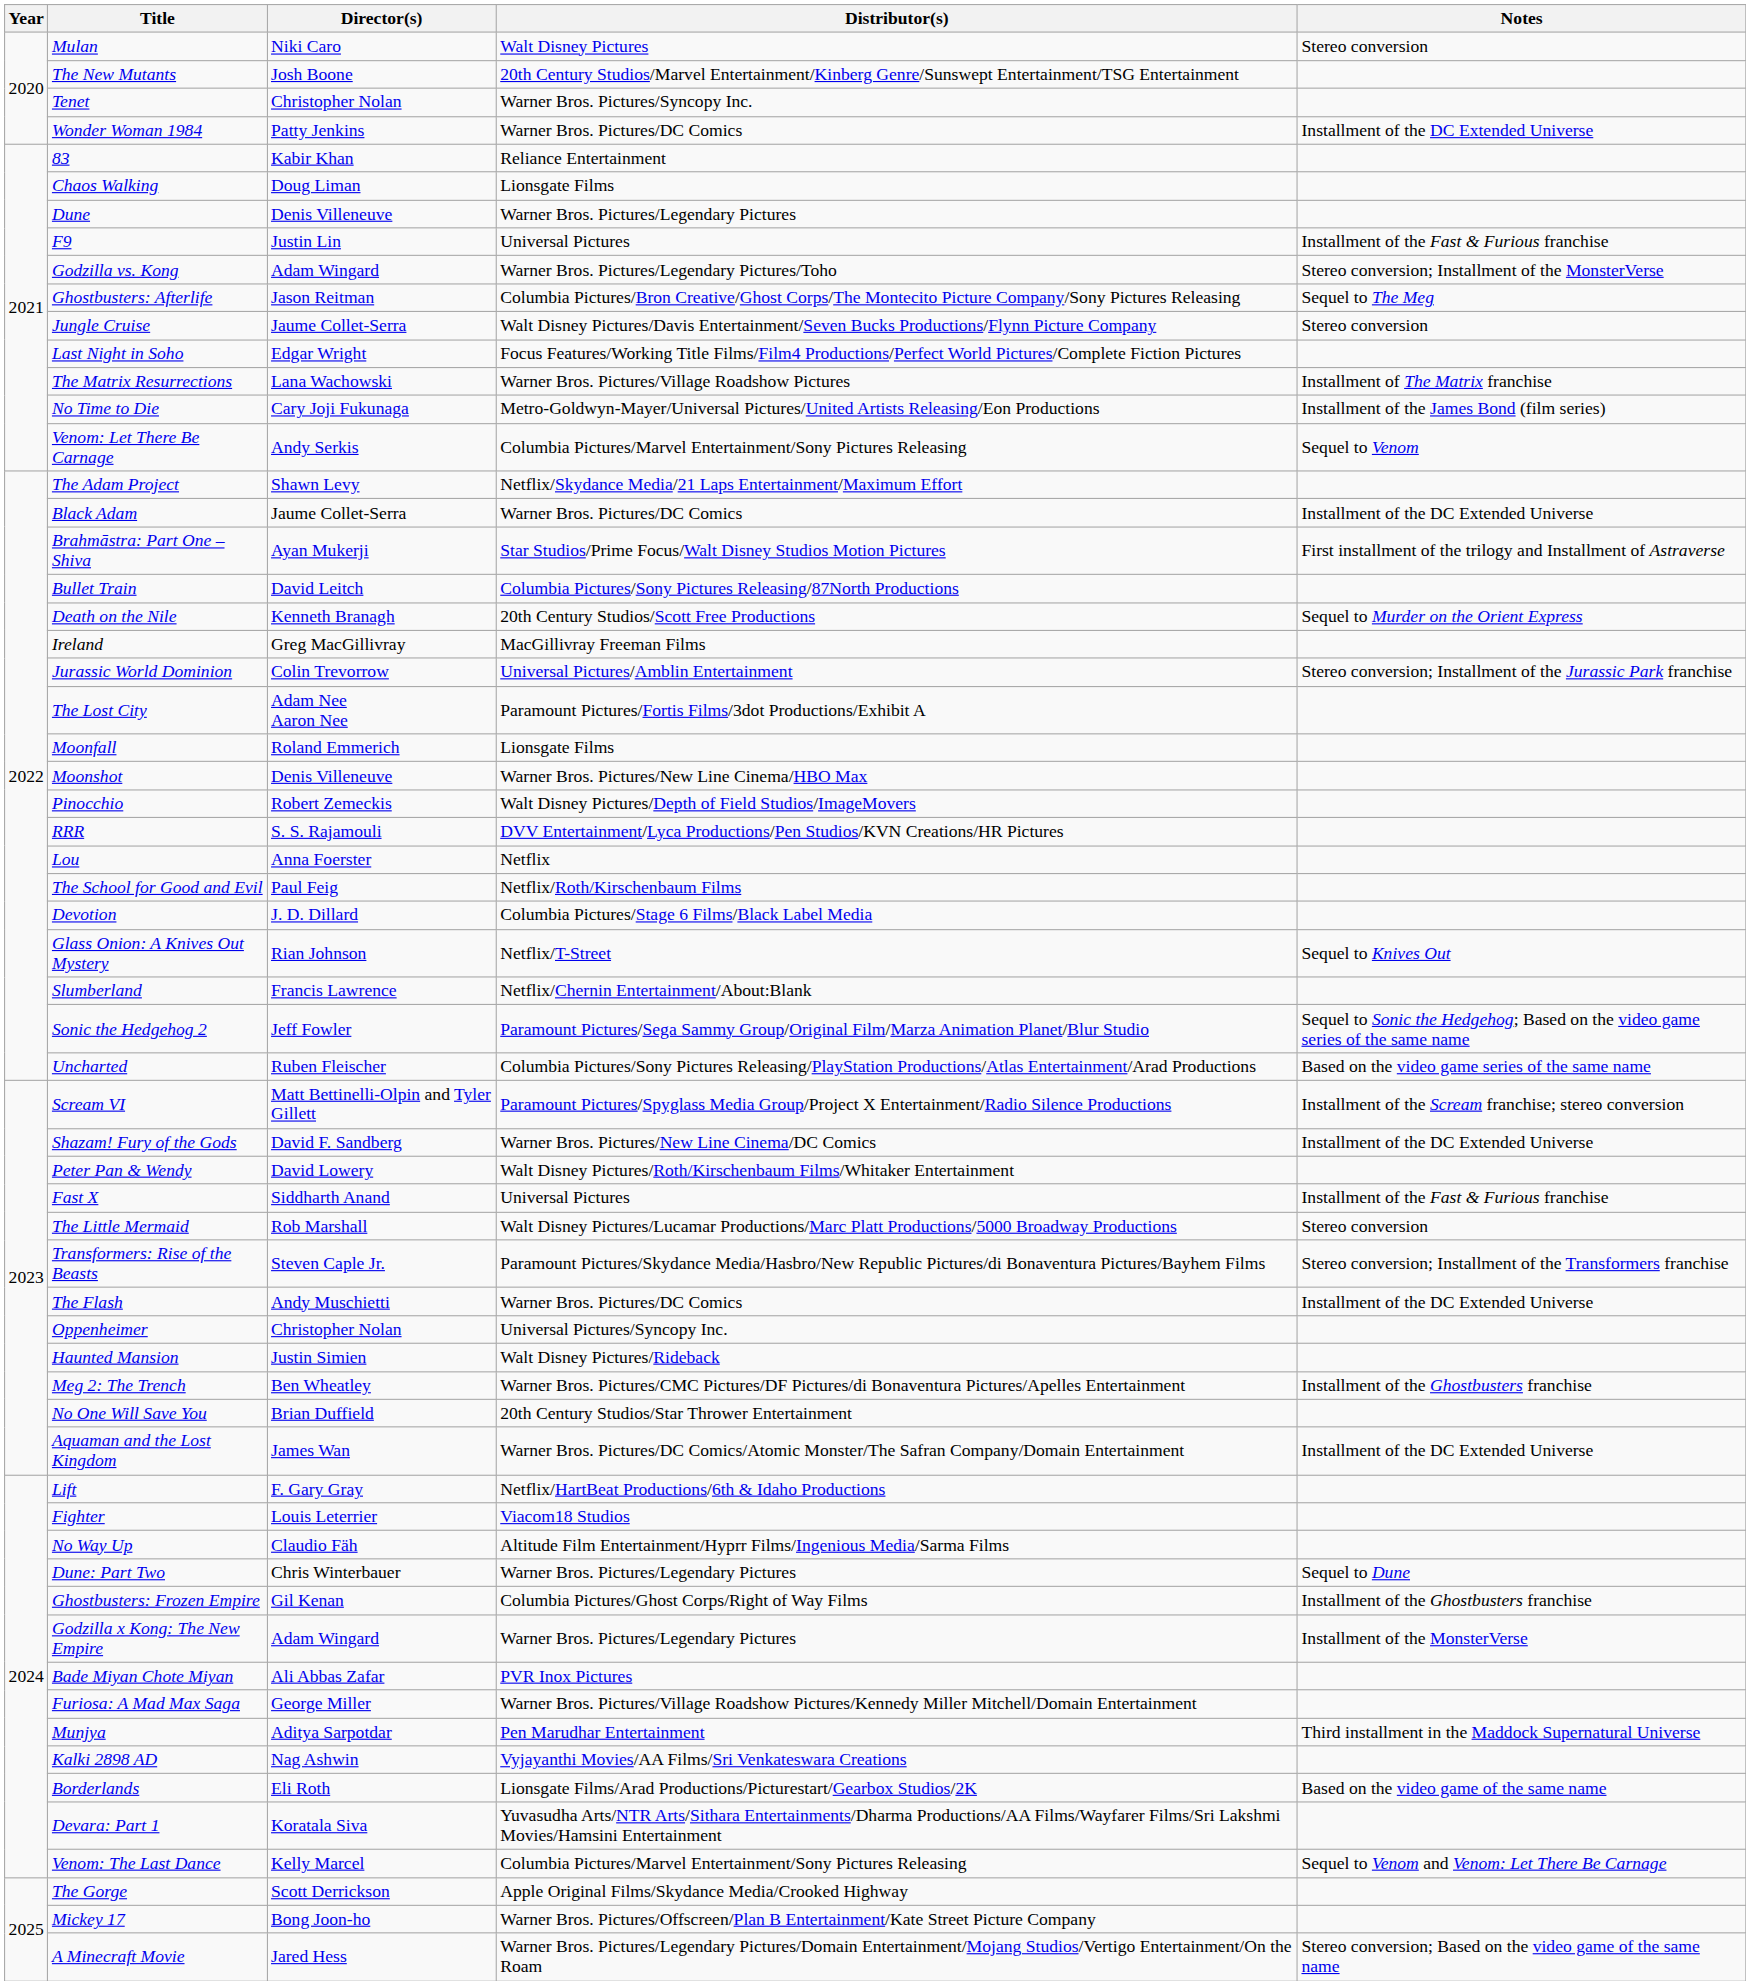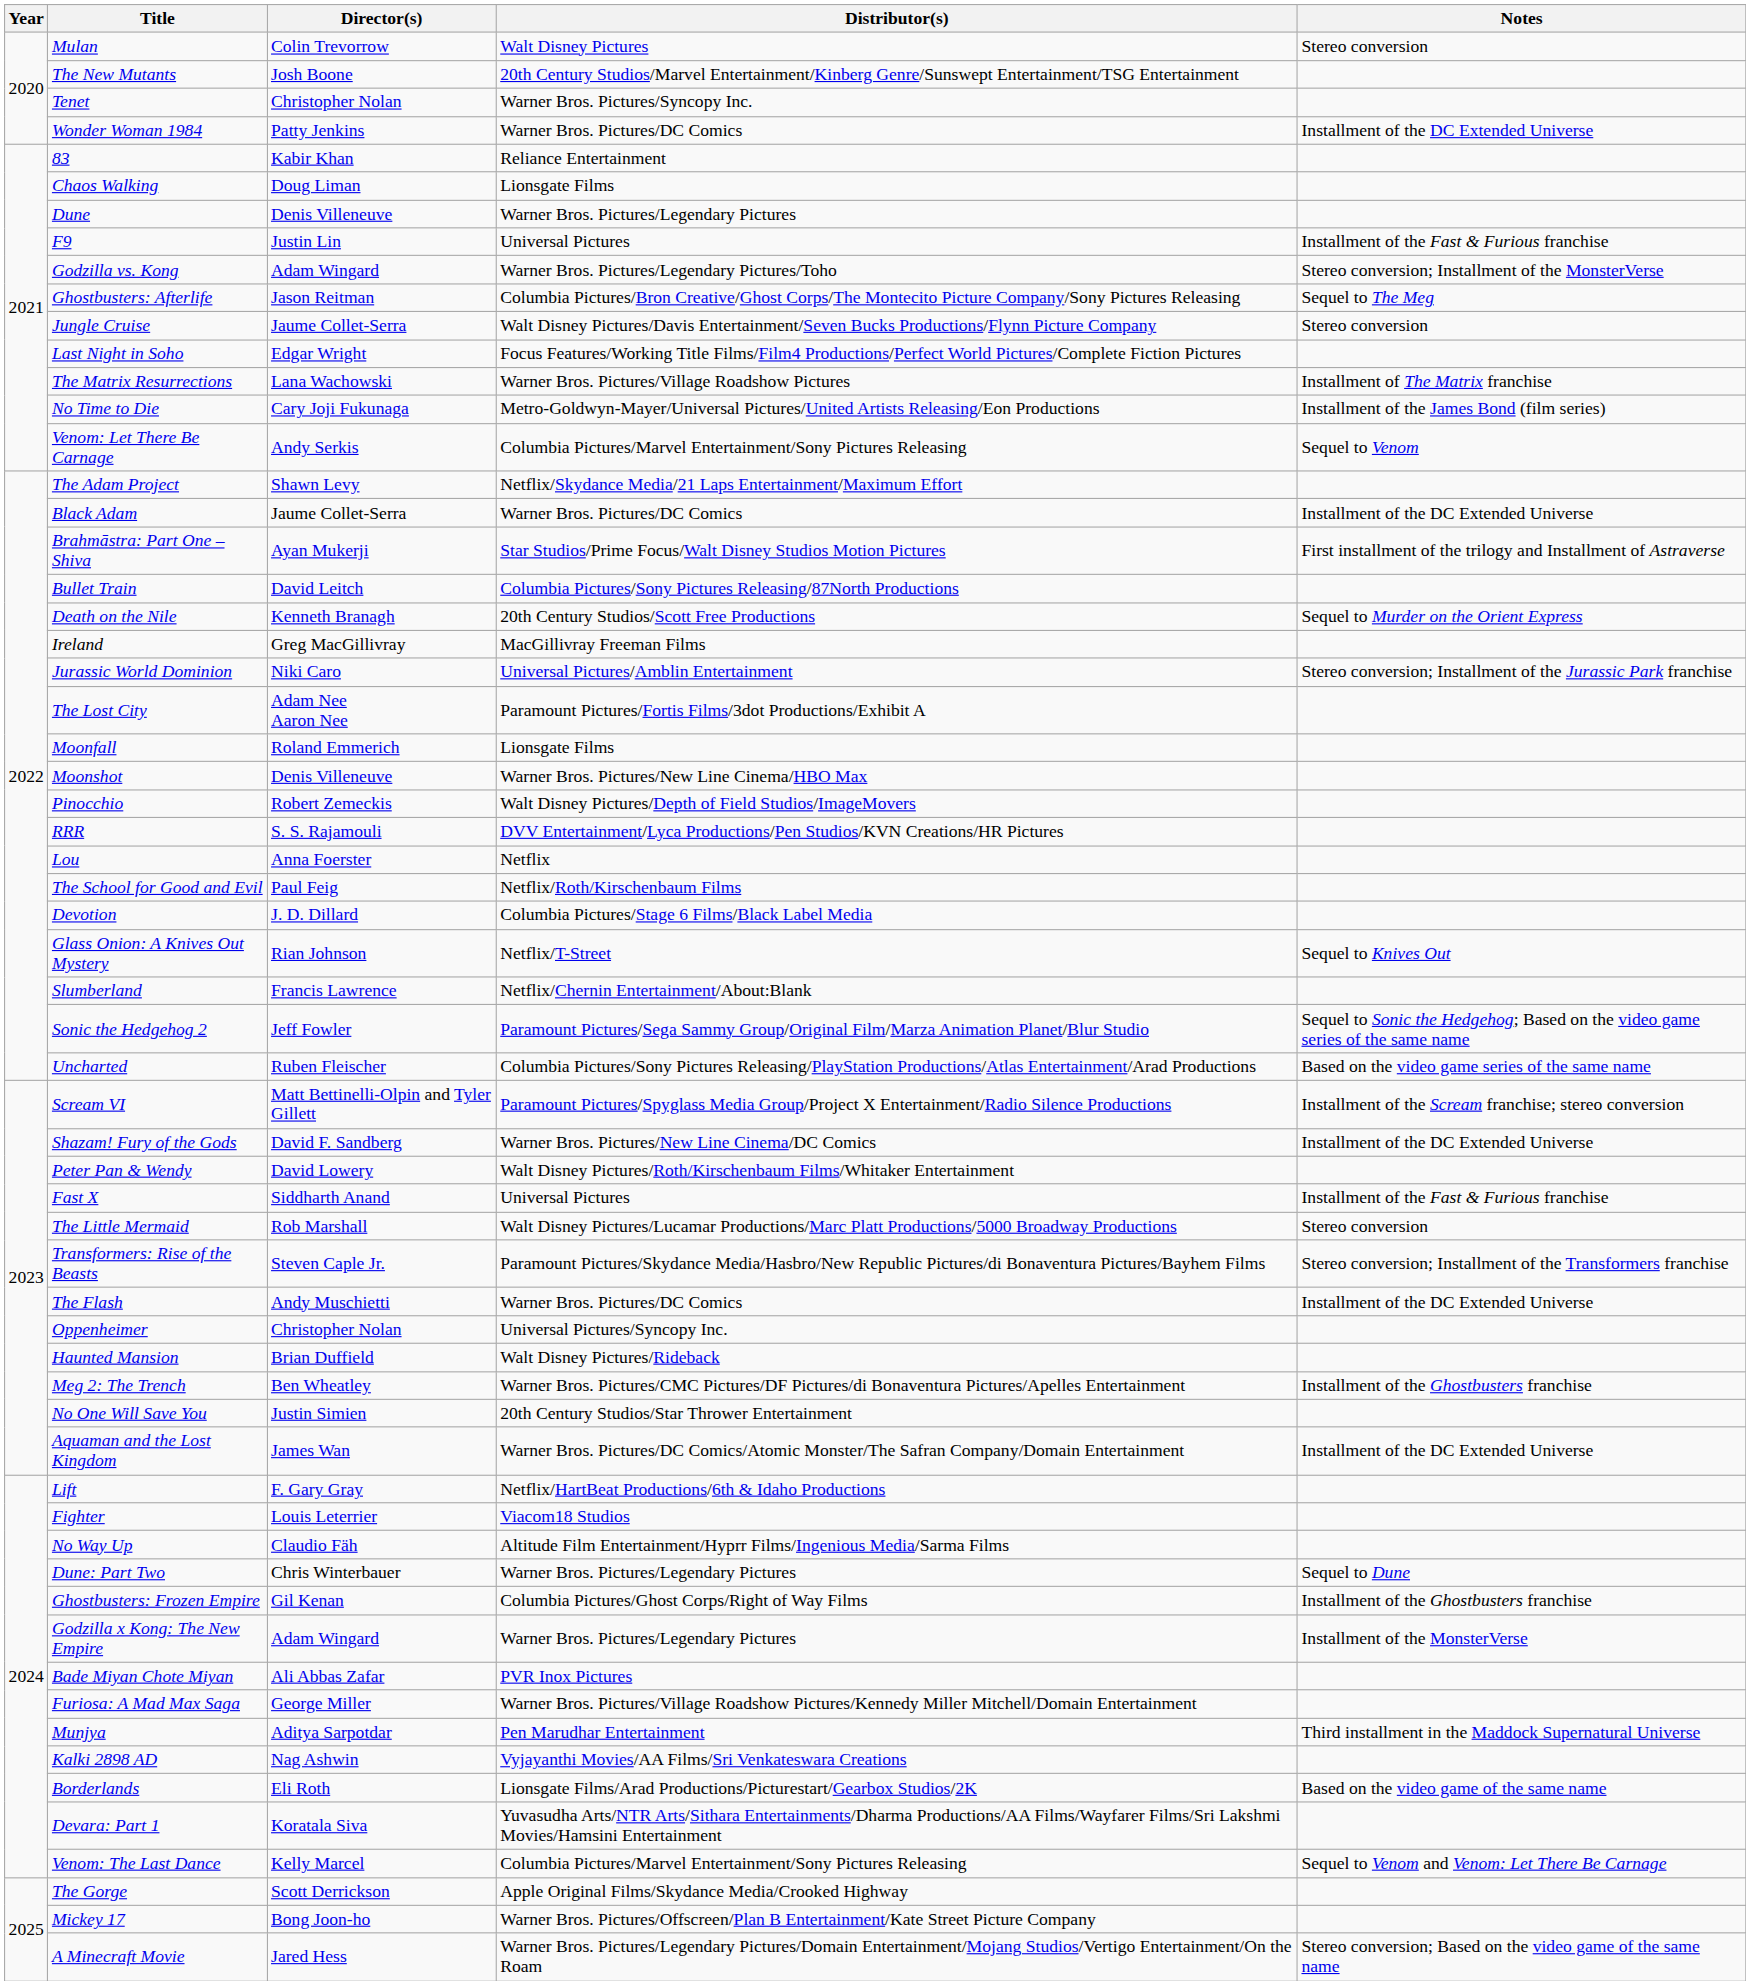(306, 46) Niki Caro -> (330, 46) Colin Trevorrow
(330, 672) Colin Trevorrow -> (306, 672) Niki Caro
(319, 1357) Justin Simien -> (322, 1357) Brian Duffield
(322, 1413) Brian Duffield -> (319, 1413) Justin Simien
